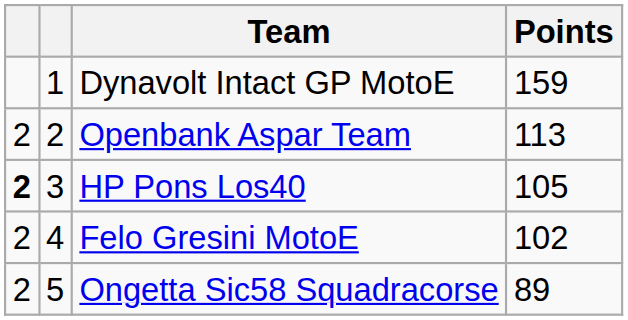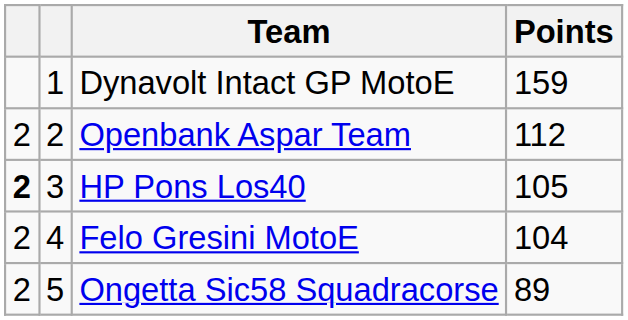(540, 135) 113 -> (540, 135) 112
(541, 238) 102 -> (541, 238) 104
